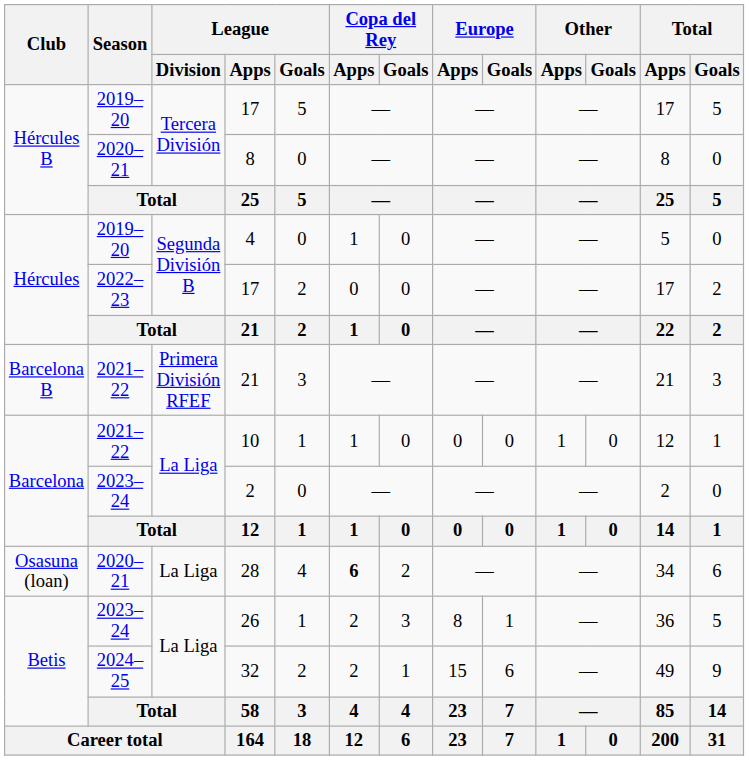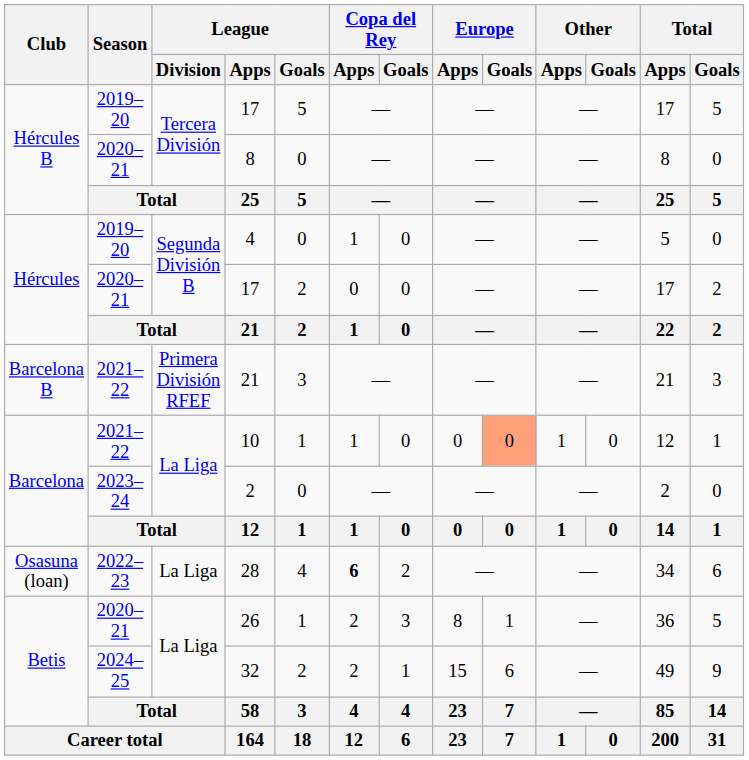(120, 289) 2022–23 -> (120, 289) 2020–21
(509, 440) no background -> (509, 440) lightsalmon background
(120, 570) 2020–21 -> (120, 570) 2022–23
(120, 621) 2023–24 -> (120, 621) 2020–21
